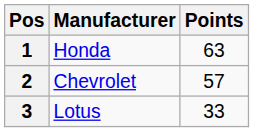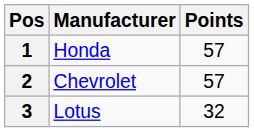(214, 51) 63 -> (214, 51) 57
(214, 112) 33 -> (214, 112) 32
